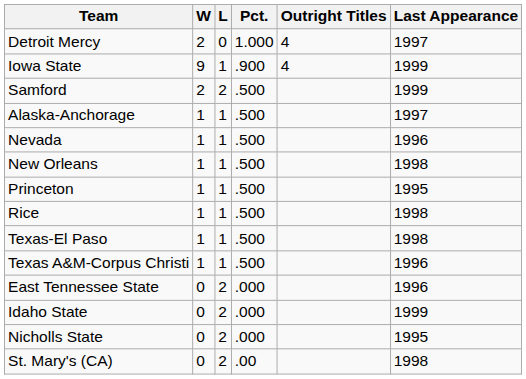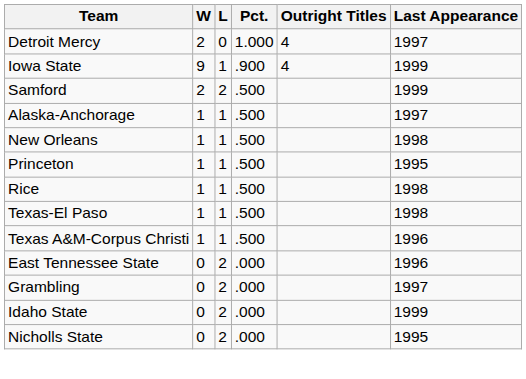- row: (35, 139)
+ row: (44, 287)
- row: (60, 361)
